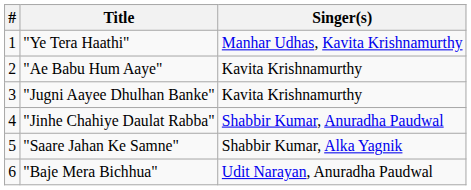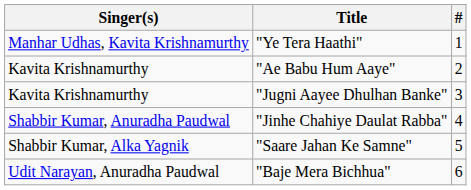columns swapped: (12, 17) <-> (342, 17)
